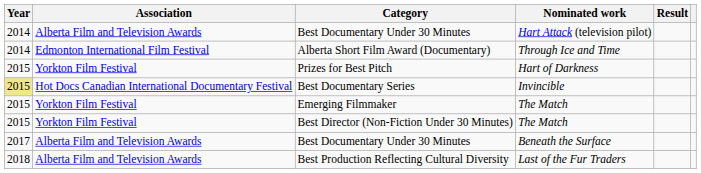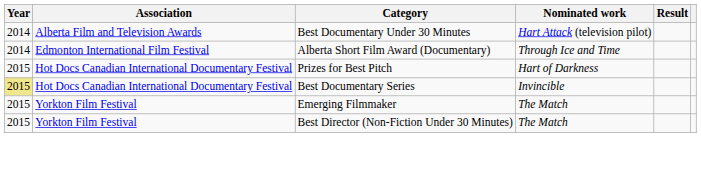(86, 68) Yorkton Film Festival -> (164, 68) Hot Docs Canadian International Documentary Festival
- row: (384, 141)
- row: (403, 159)
